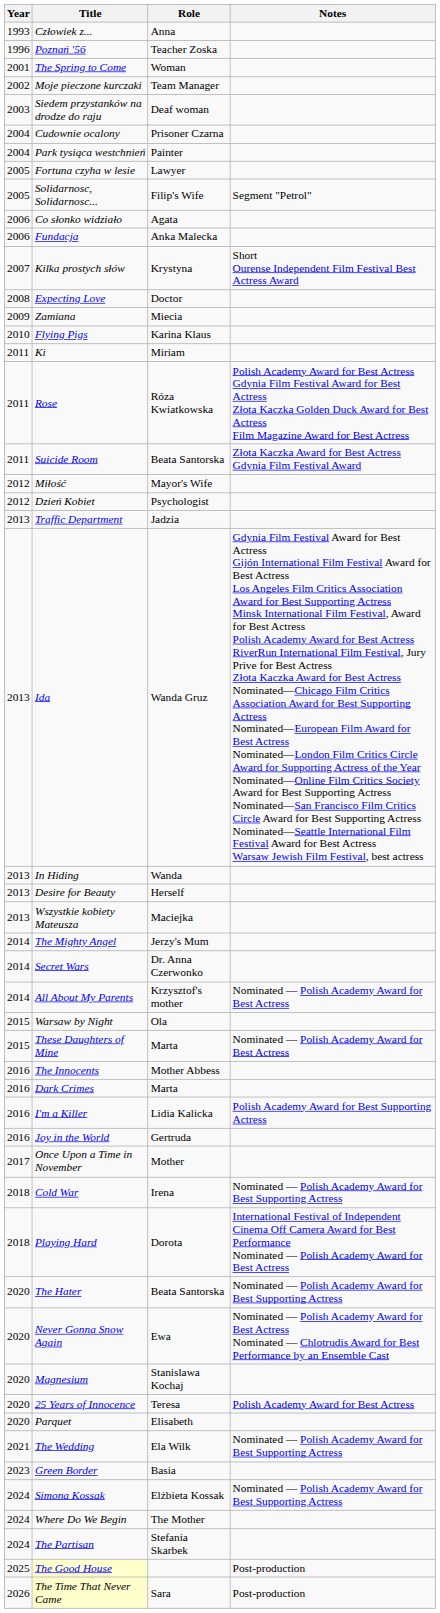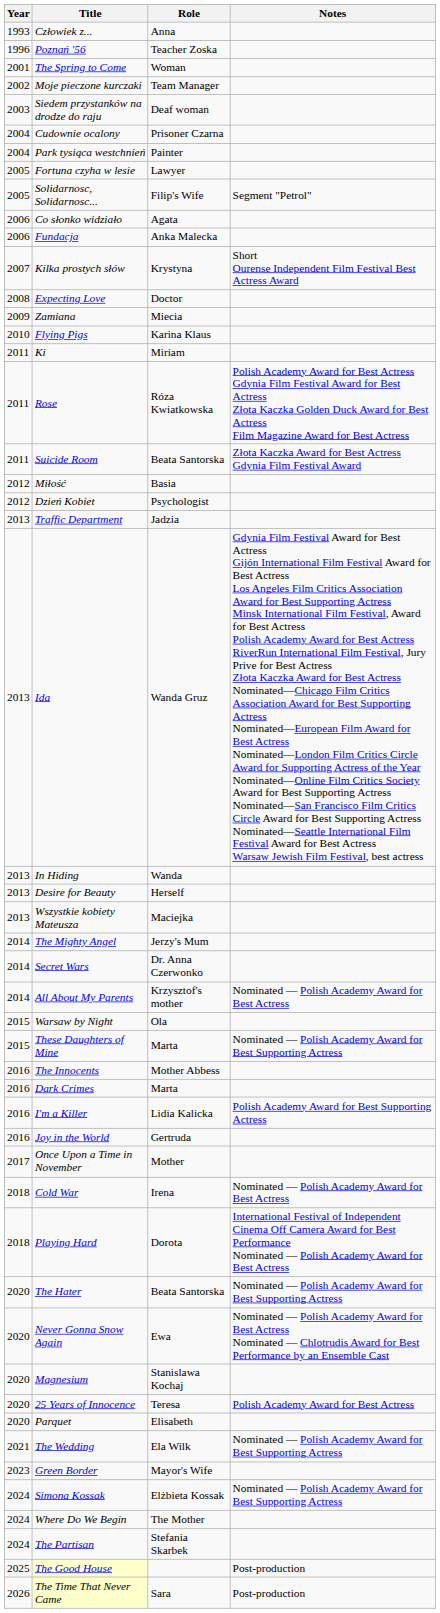(181, 483) Mayor's Wife -> (163, 483) Basia
(328, 1046) Nominated — Polish Academy Award for Best Actress -> (328, 1046) Nominated — Polish Academy Award for Best Supporting Actress
(328, 1192) Nominated — Polish Academy Award for Best Supporting Actress -> (328, 1192) Nominated — Polish Academy Award for Best Actress
(163, 1470) Basia -> (181, 1470) Mayor's Wife
